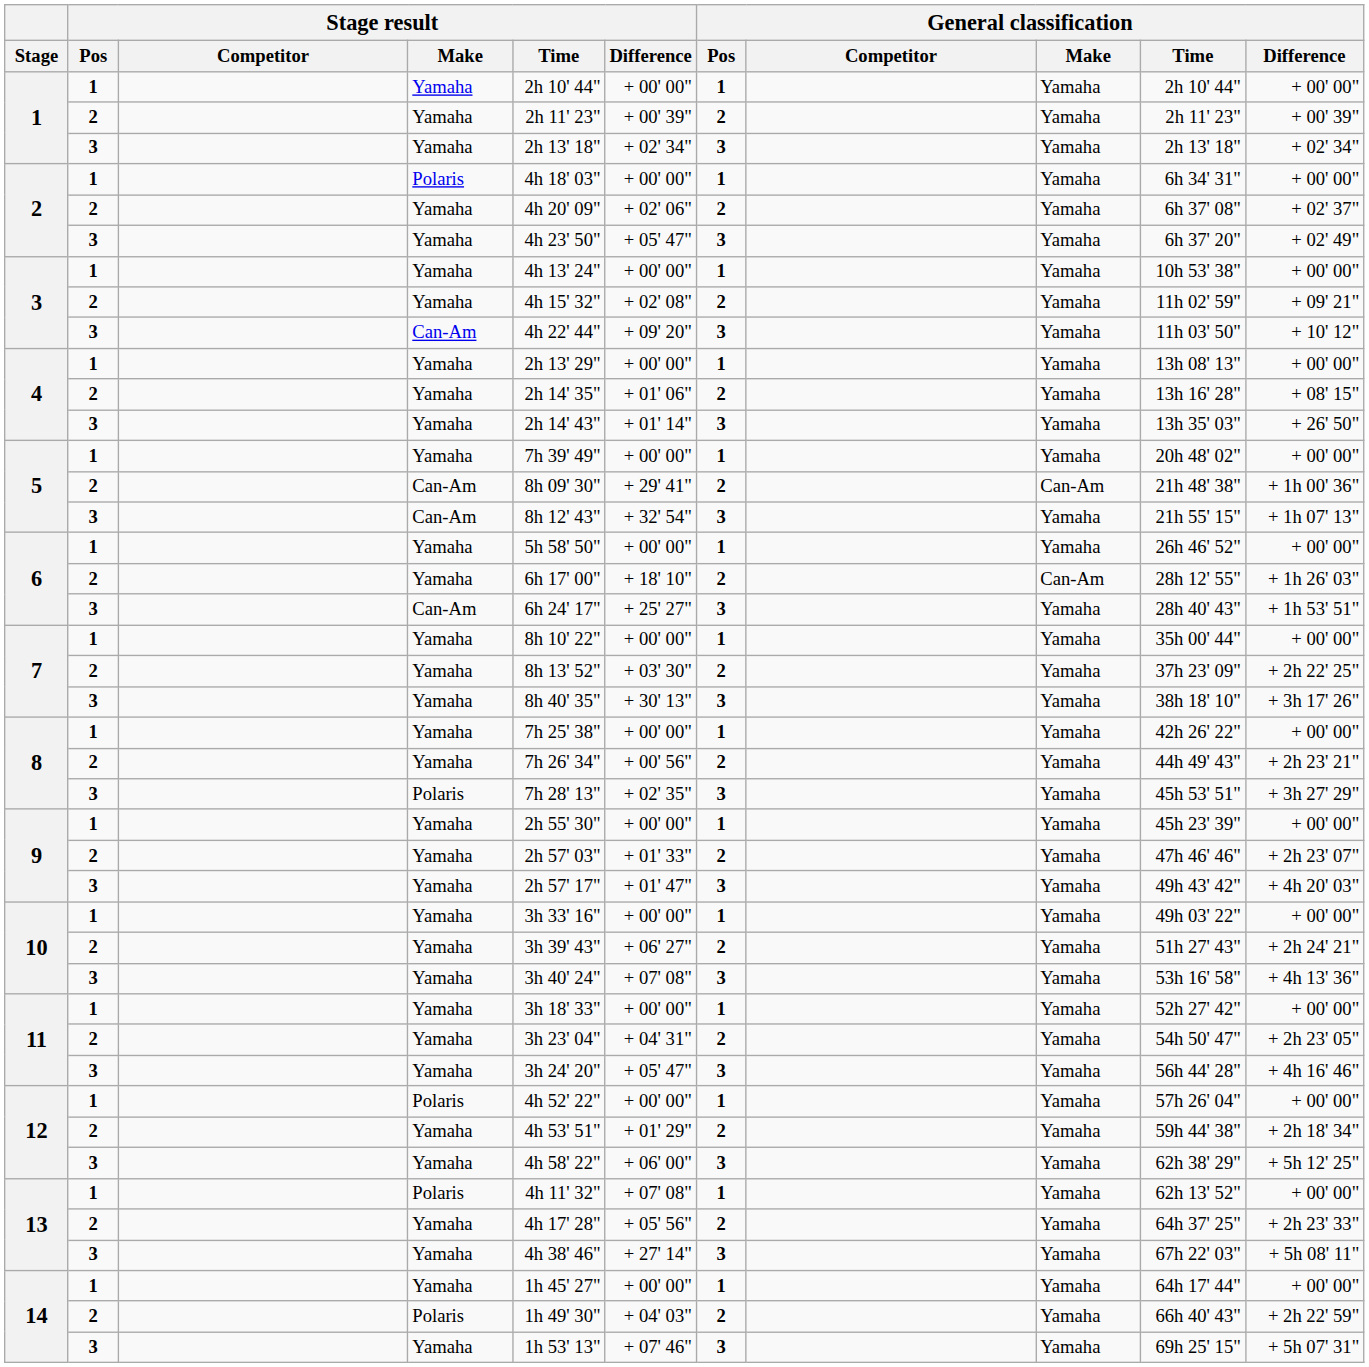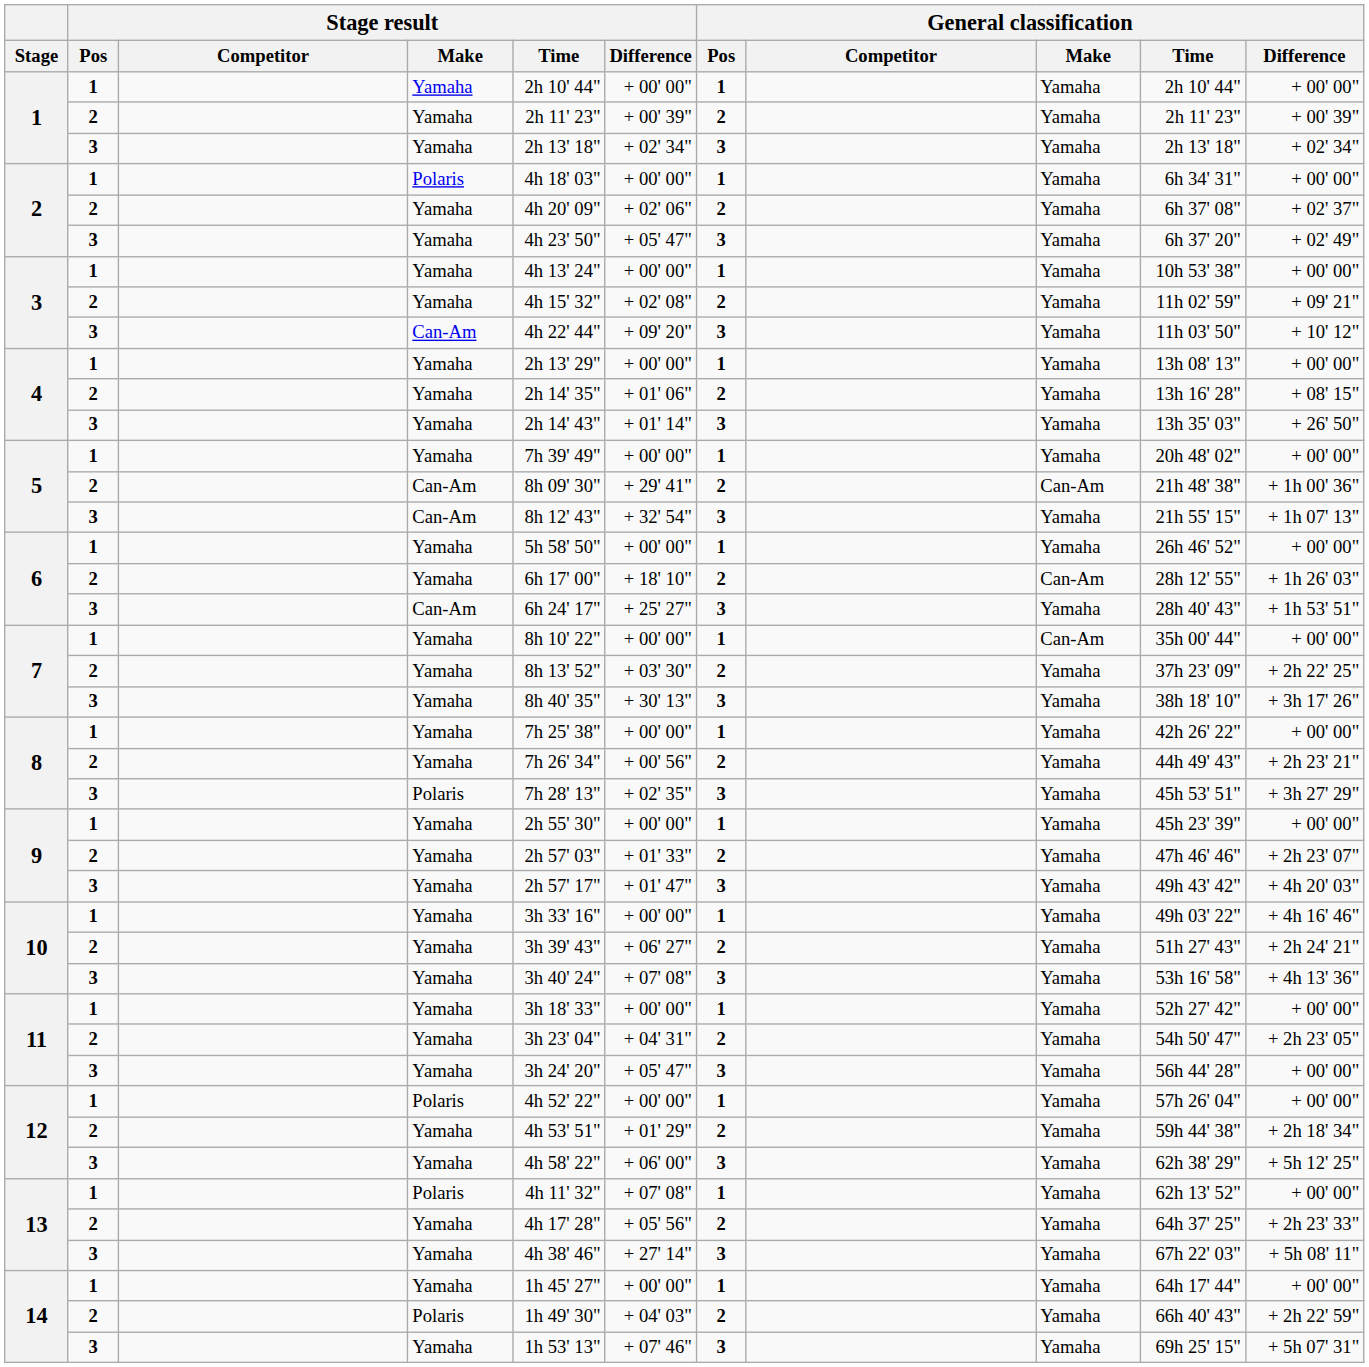(1070, 639) Yamaha -> (1072, 639) Can-Am
(1325, 916) + 00' 00" -> (1314, 916) + 4h 16' 46"
(1314, 1070) + 4h 16' 46" -> (1325, 1070) + 00' 00"
